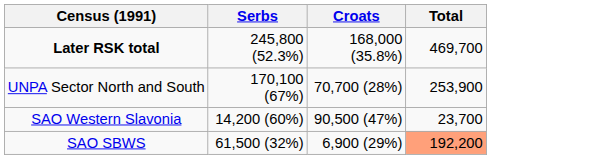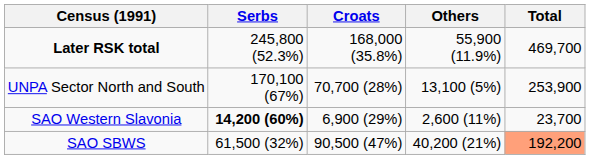+ column: (455, 16)
(259, 119) normal -> (259, 119) bold
(358, 119) 90,500 (47%) -> (362, 119) 6,900 (29%)
(362, 142) 6,900 (29%) -> (358, 142) 90,500 (47%)
